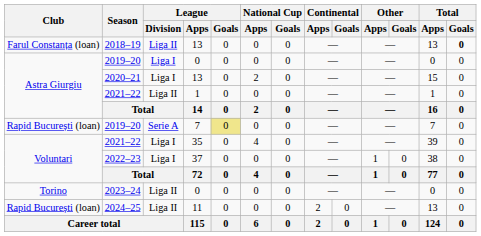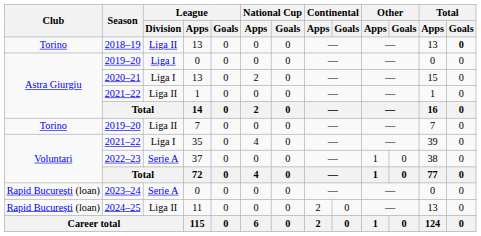(53, 45) Farul Constanța (loan) -> (53, 45) Torino
(53, 126) Rapid București (loan) -> (53, 126) Torino
(163, 126) Serie A -> (163, 126) Liga II
(226, 126) khaki background -> (226, 126) no background
(163, 158) Liga I -> (163, 158) Serie A
(53, 191) Torino -> (53, 191) Rapid București (loan)
(163, 191) Liga II -> (163, 191) Serie A
